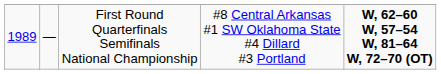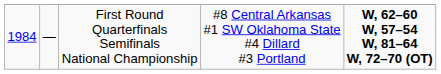(22, 37) 1989 -> (22, 37) 1984
